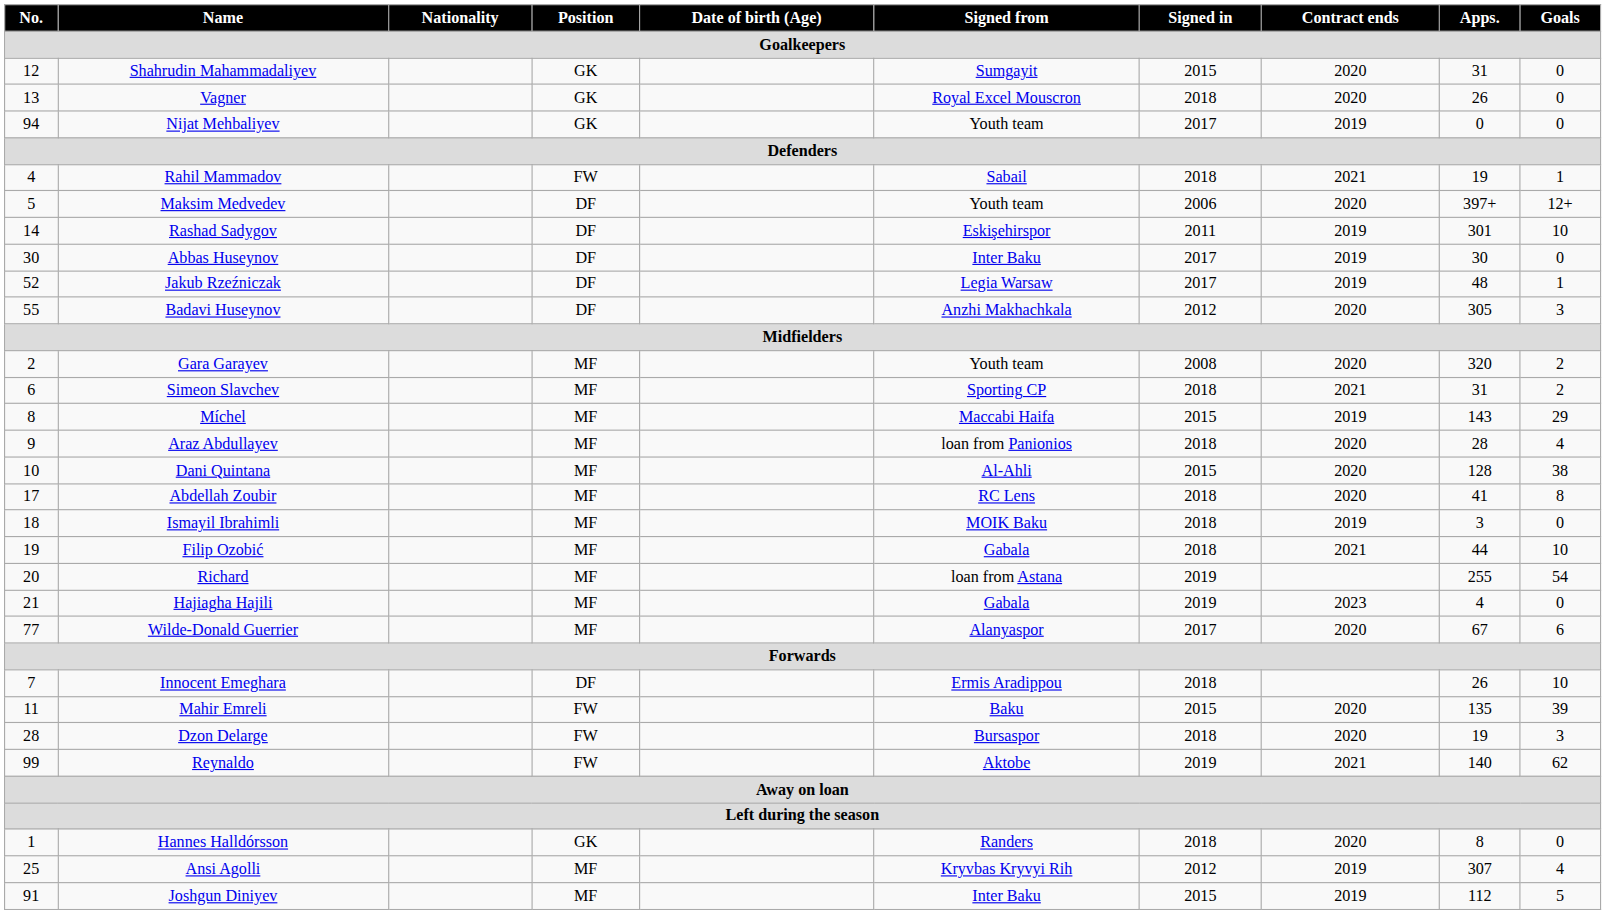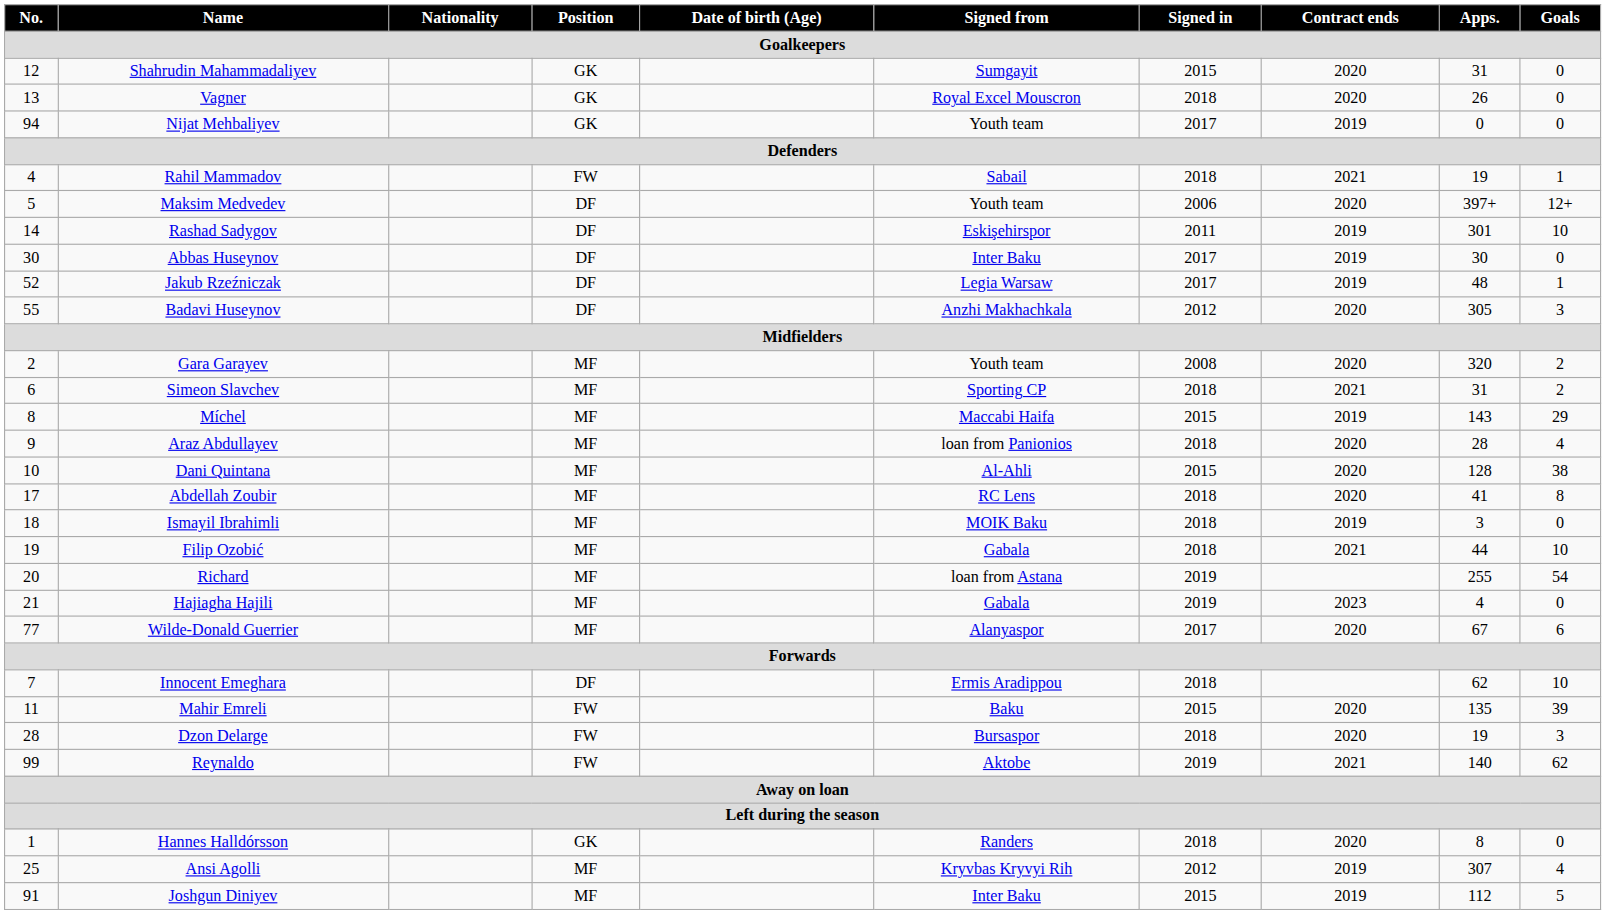(1480, 683) 26 -> (1480, 683) 62
